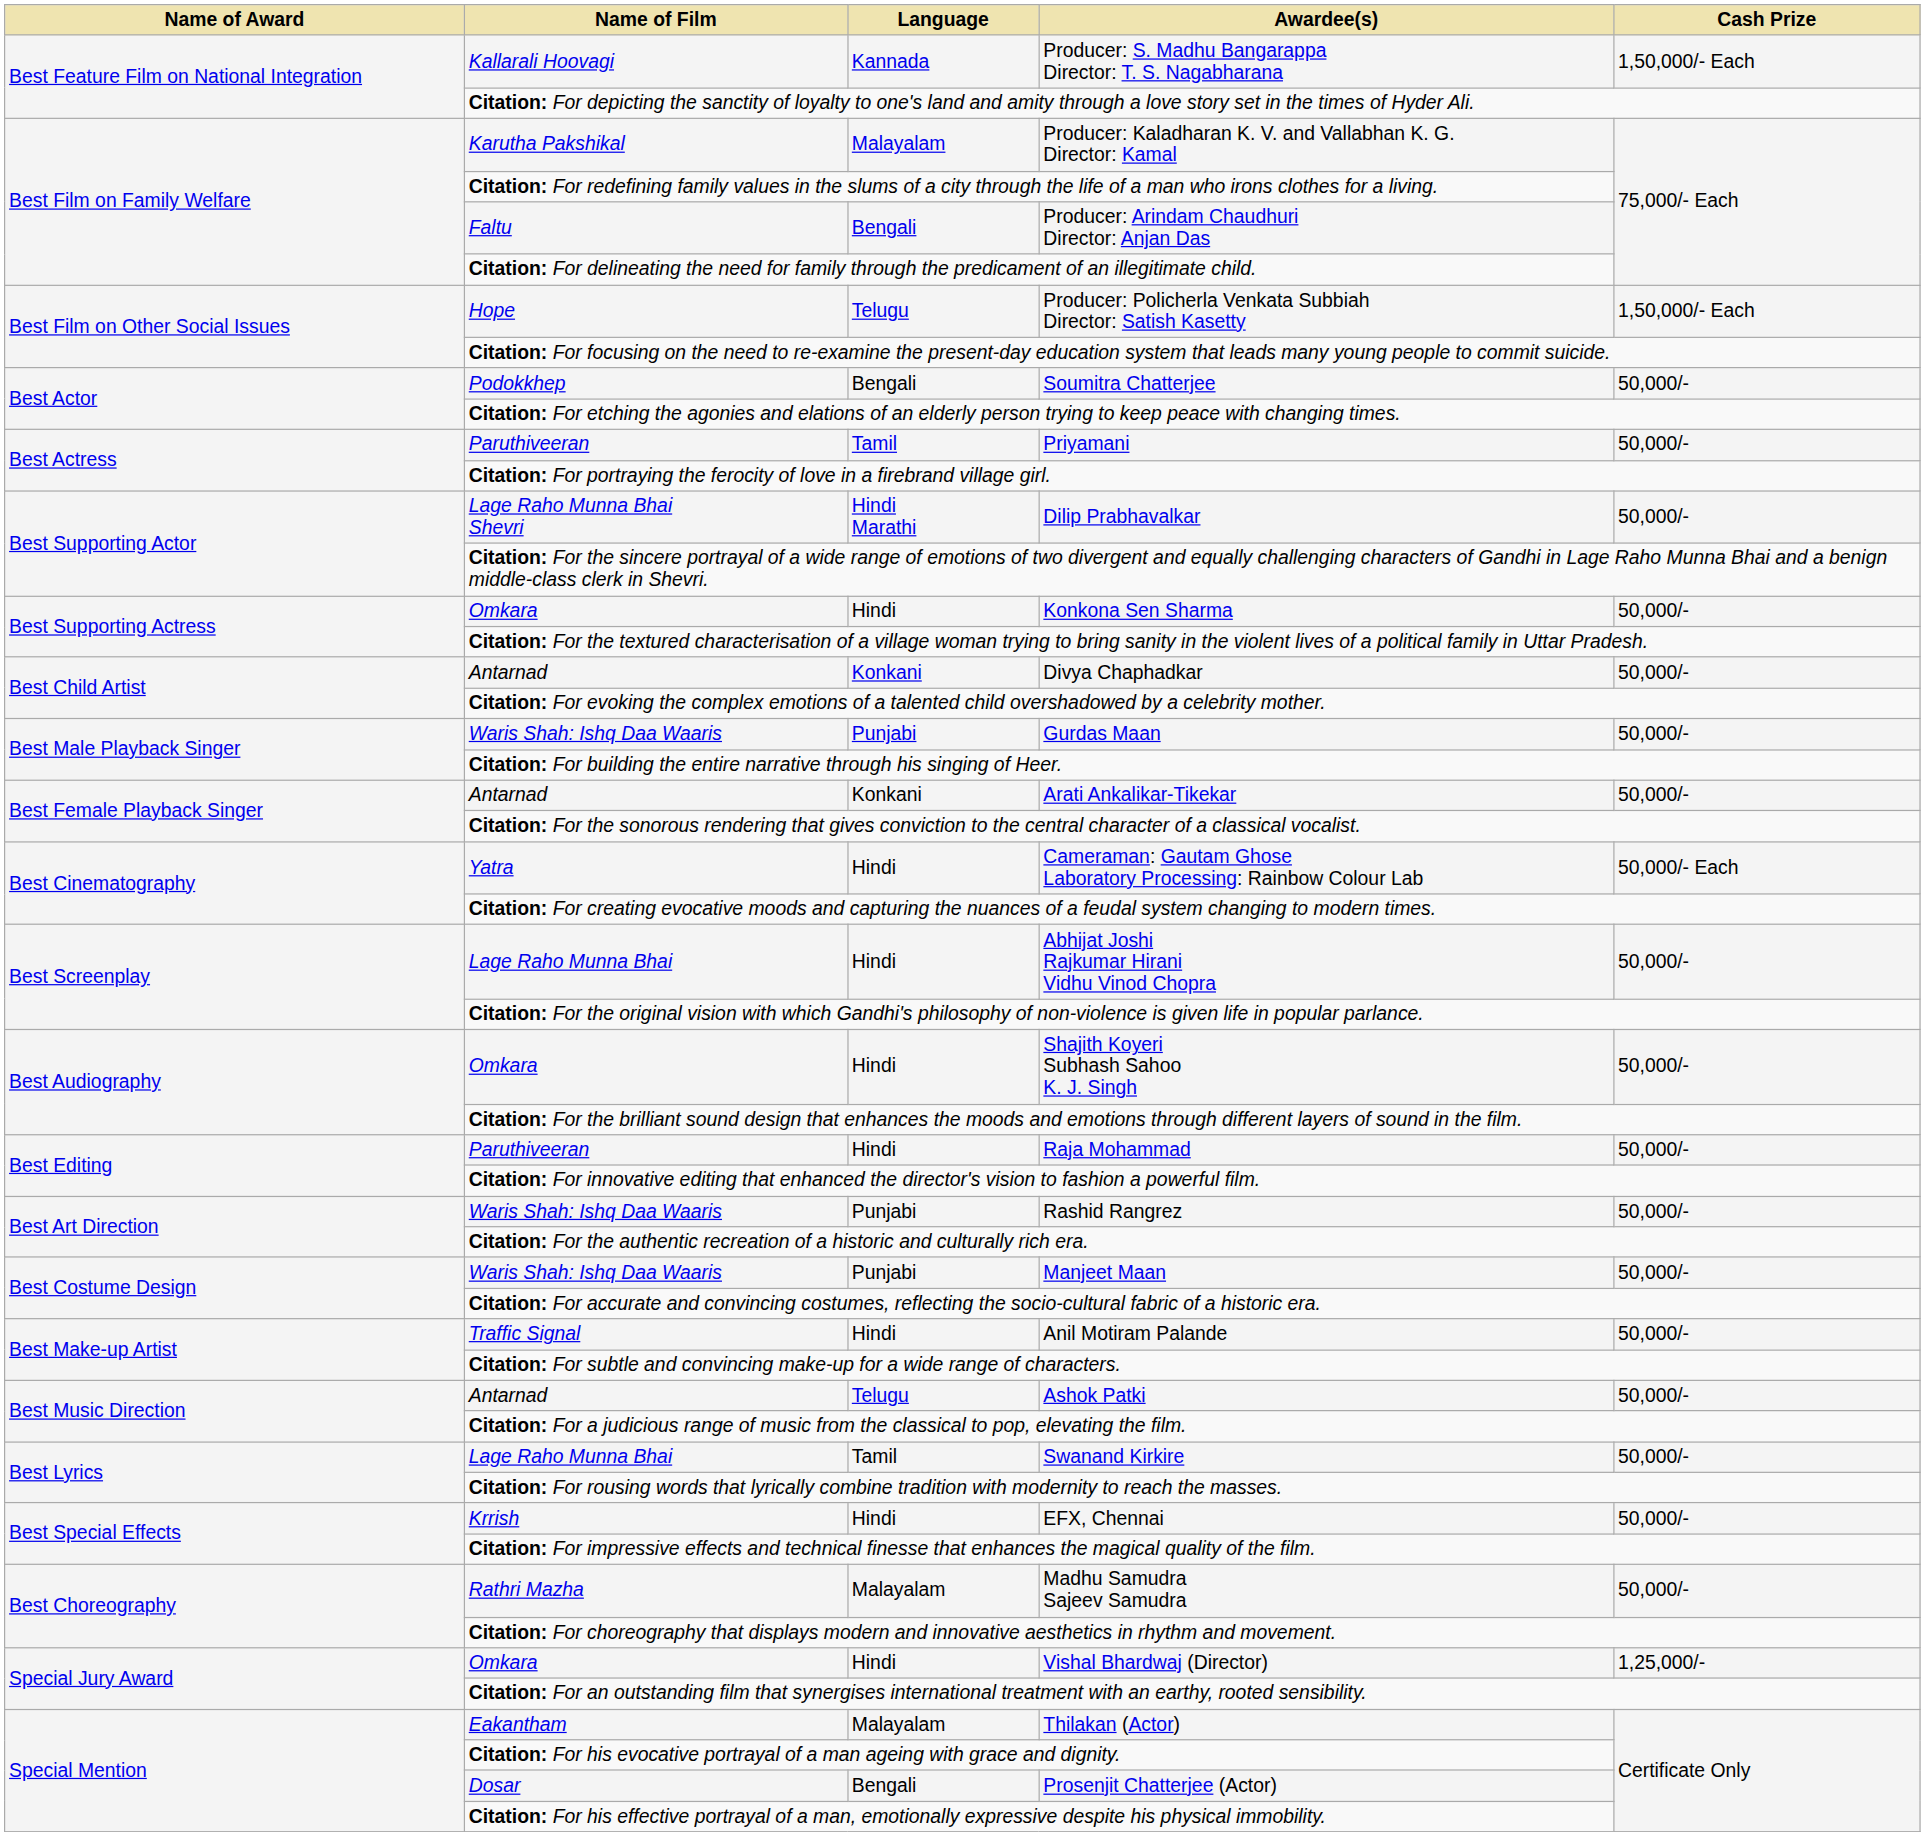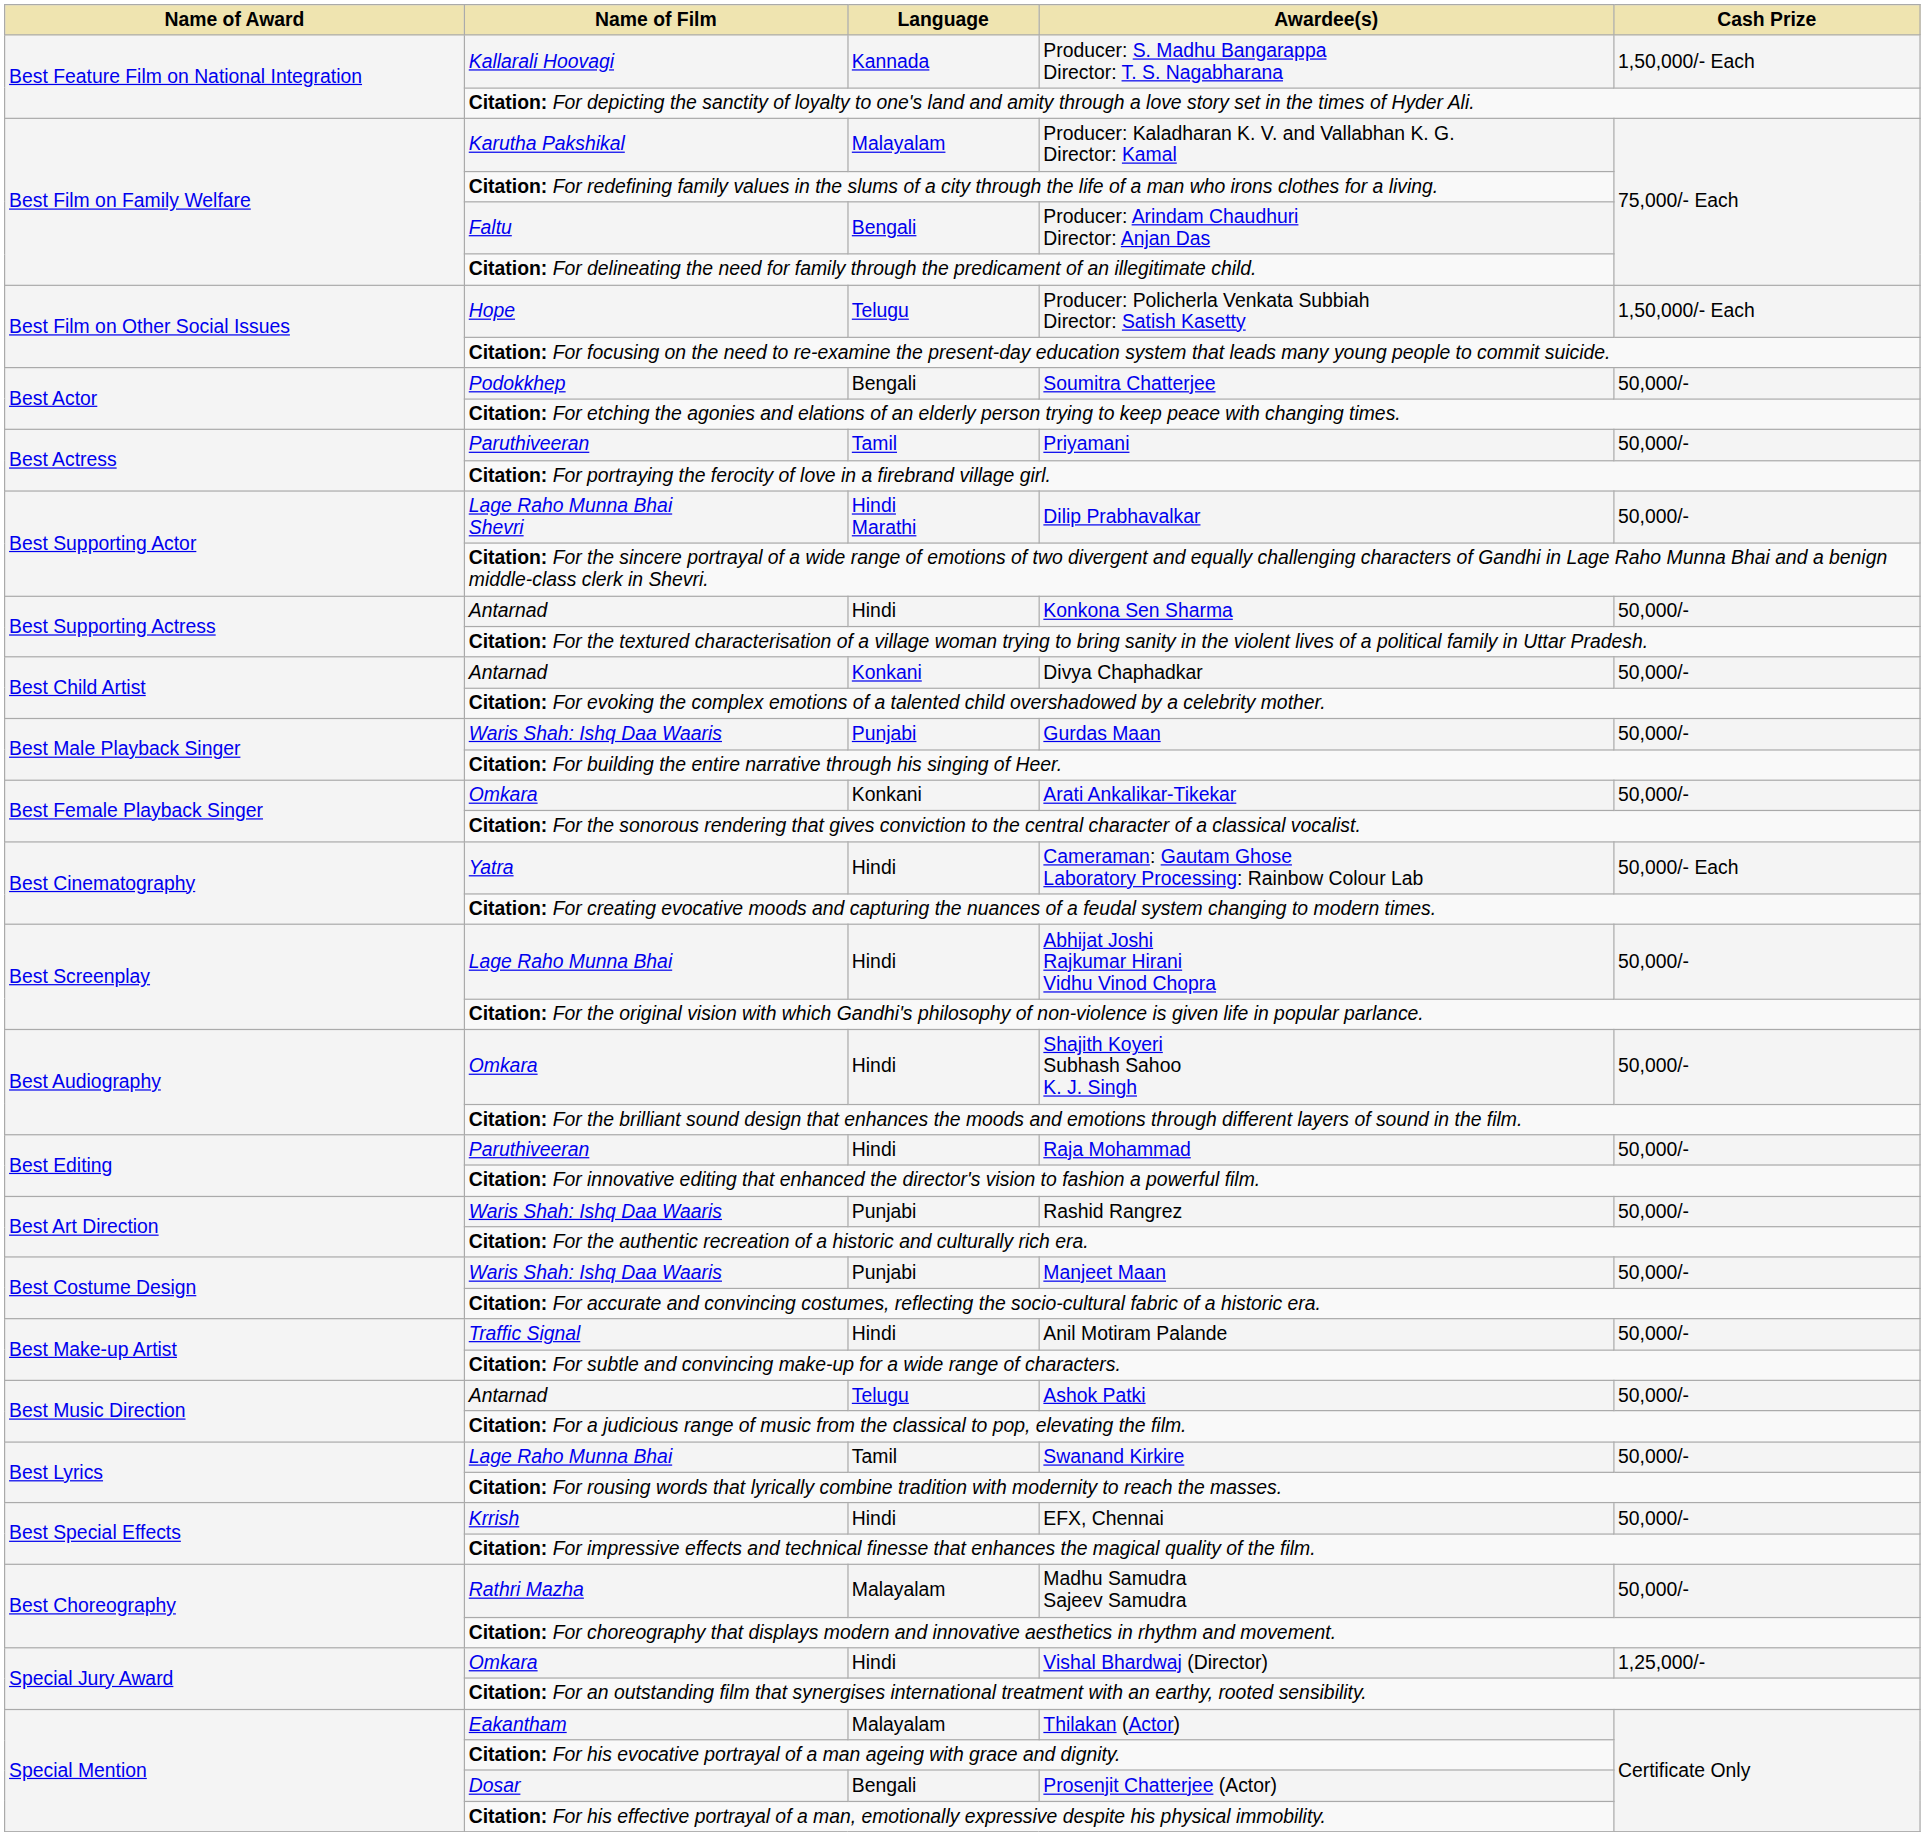(503, 611) Omkara -> (508, 611) Antarnad
(508, 795) Antarnad -> (503, 795) Omkara
